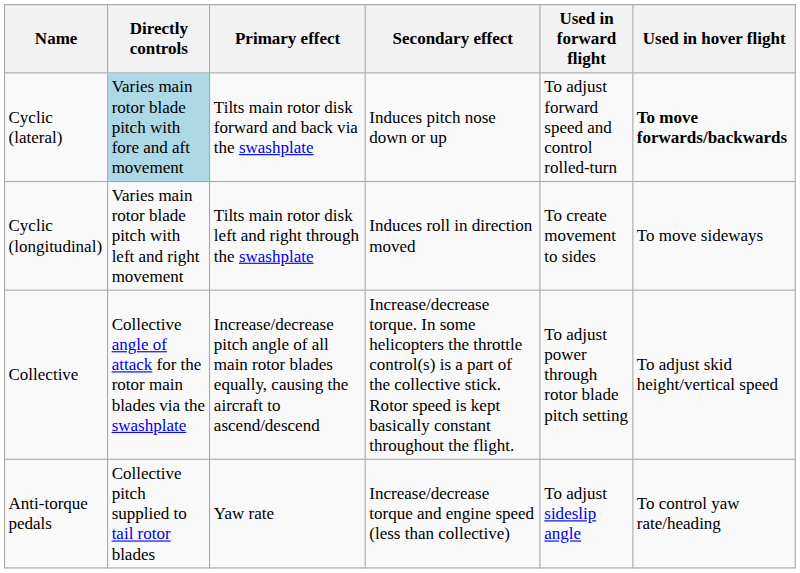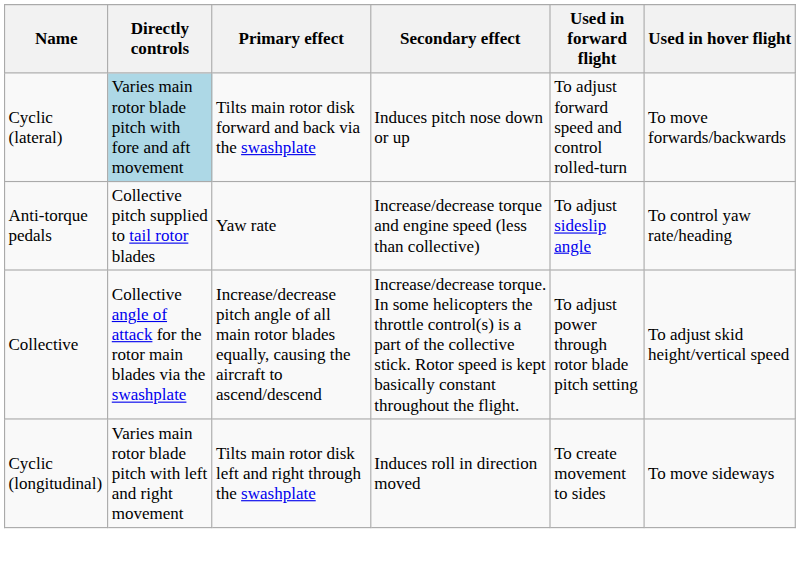(712, 127) bold -> (717, 127) normal
rows swapped: (55, 236) <-> (48, 514)
